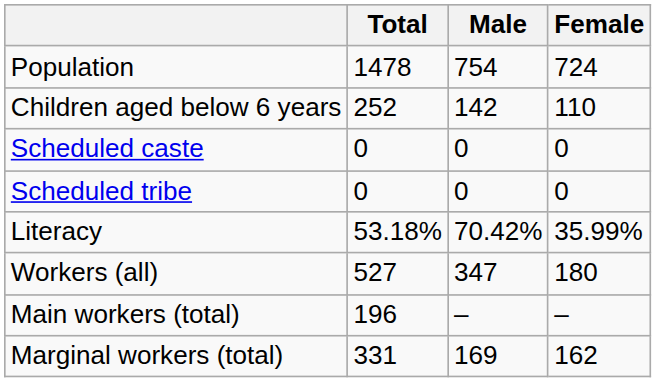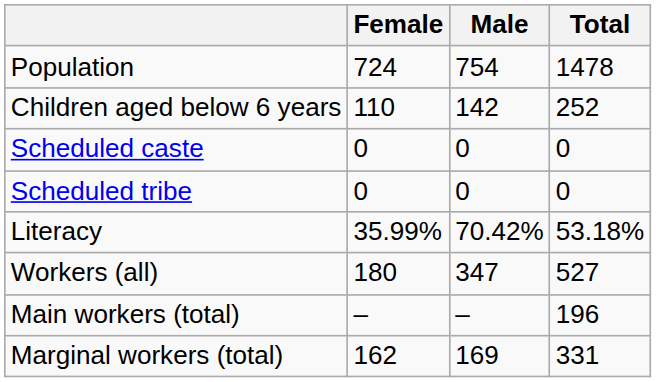columns swapped: (398, 25) <-> (599, 25)
